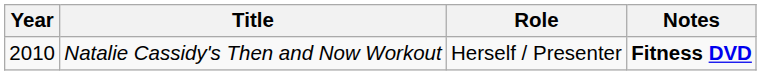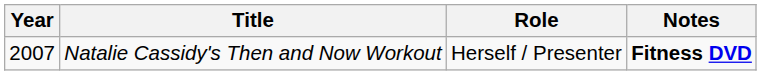(32, 53) 2010 -> (32, 53) 2007
